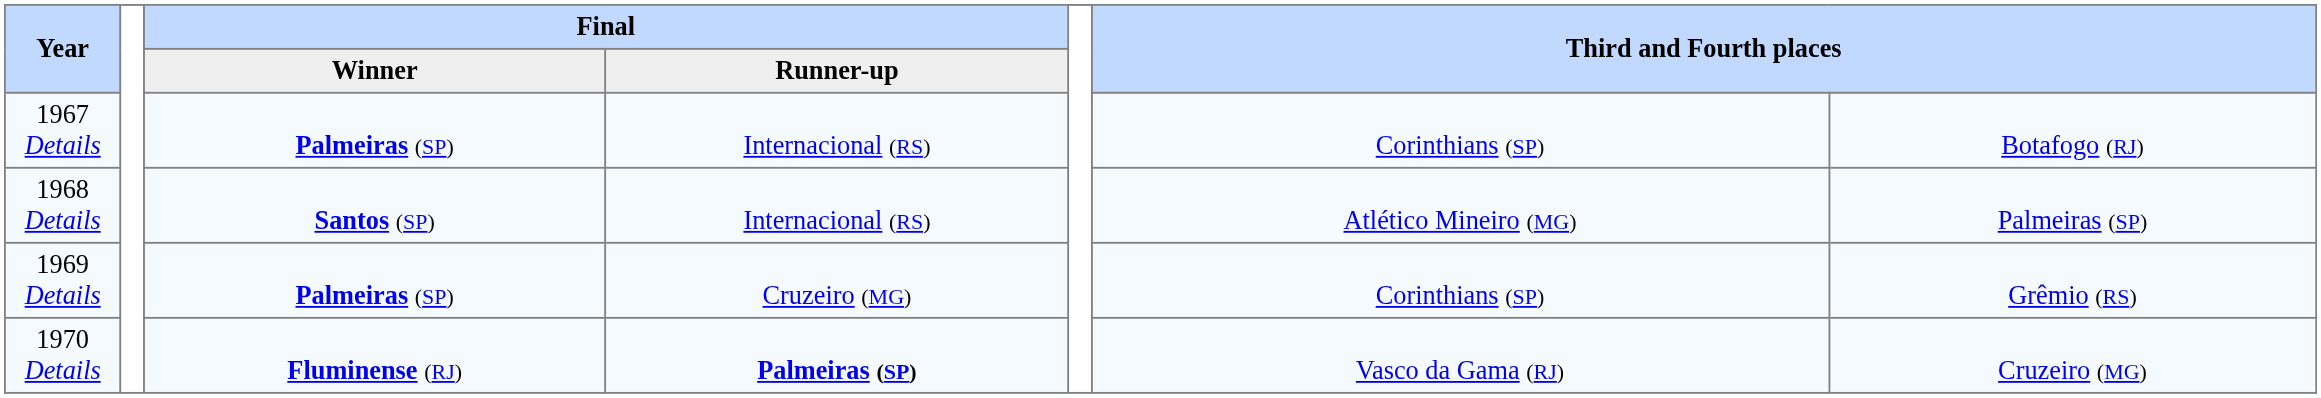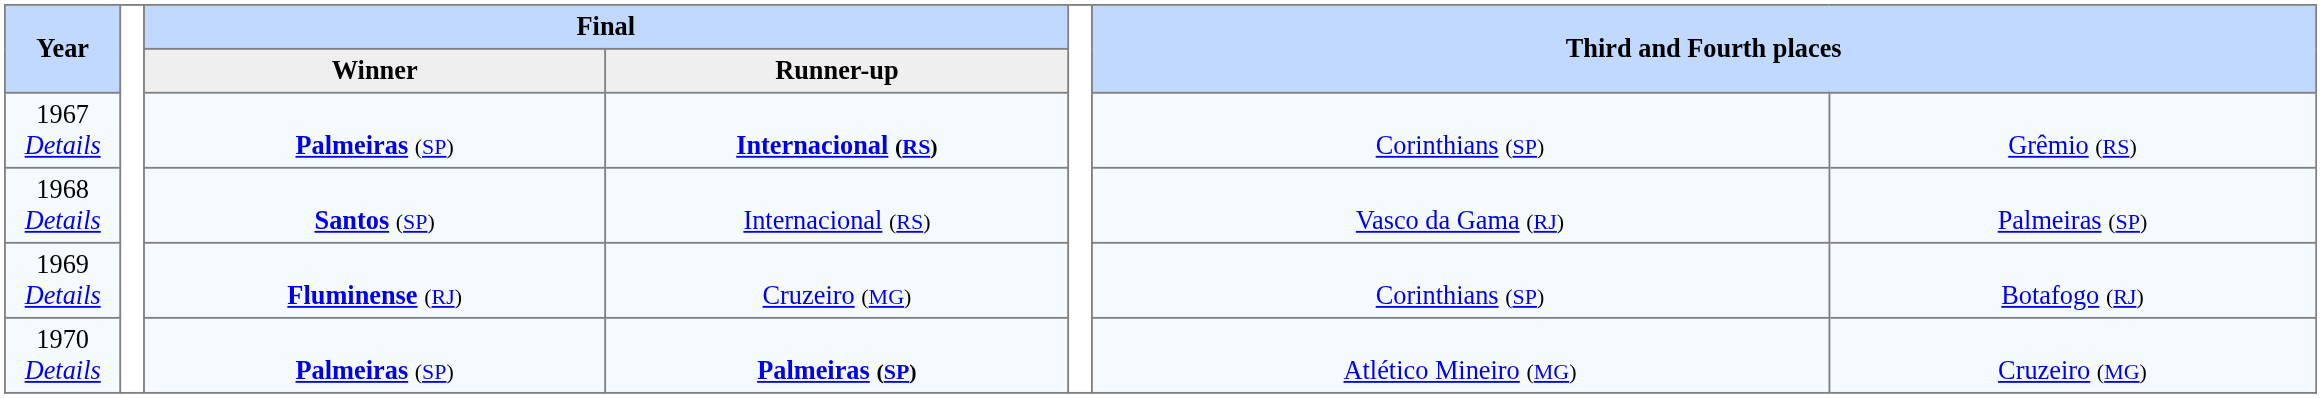(837, 145) normal -> (837, 145) bold
(2073, 145) Botafogo (RJ) -> (2073, 145) Grêmio (RS)
(1460, 220) Atlético Mineiro (MG) -> (1460, 220) Vasco da Gama (RJ)
(375, 295) Palmeiras (SP) -> (375, 295) Fluminense (RJ)
(2073, 295) Grêmio (RS) -> (2073, 295) Botafogo (RJ)
(375, 370) Fluminense (RJ) -> (375, 370) Palmeiras (SP)
(1460, 370) Vasco da Gama (RJ) -> (1460, 370) Atlético Mineiro (MG)
